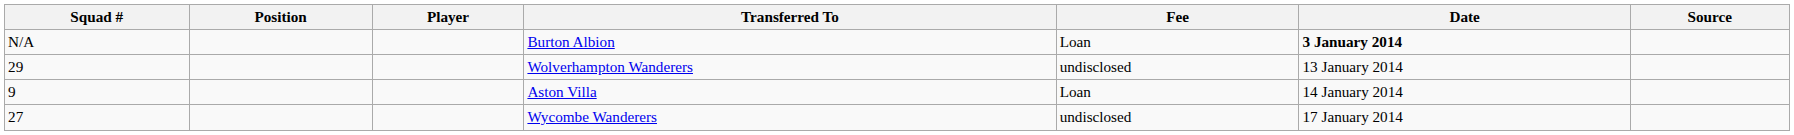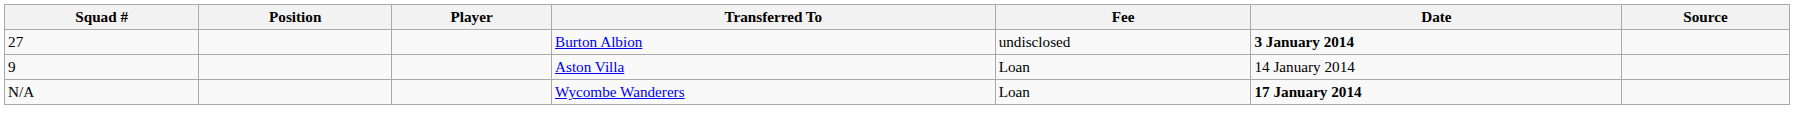(21, 42) N/A -> (16, 42) 27
(1075, 42) Loan -> (1035, 42) undisclosed
- row: (610, 67)
(16, 117) 27 -> (21, 92) N/A
(1095, 117) undisclosed -> (1014, 92) Loan
(1353, 117) normal -> (1308, 92) bold
